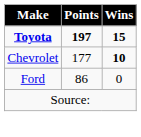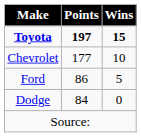(119, 57) bold -> (119, 57) normal
(119, 79) 0 -> (119, 79) 5
+ row: (33, 100)
